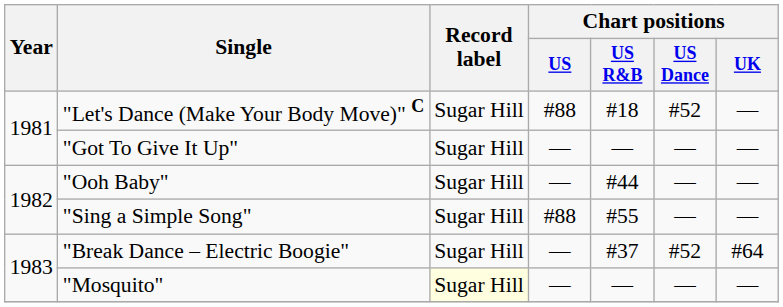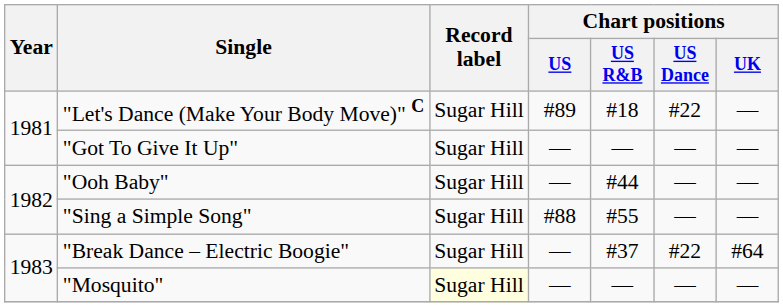(560, 110) #88 -> (560, 110) #89
(685, 110) #52 -> (685, 110) #22
(685, 250) #52 -> (685, 250) #22
